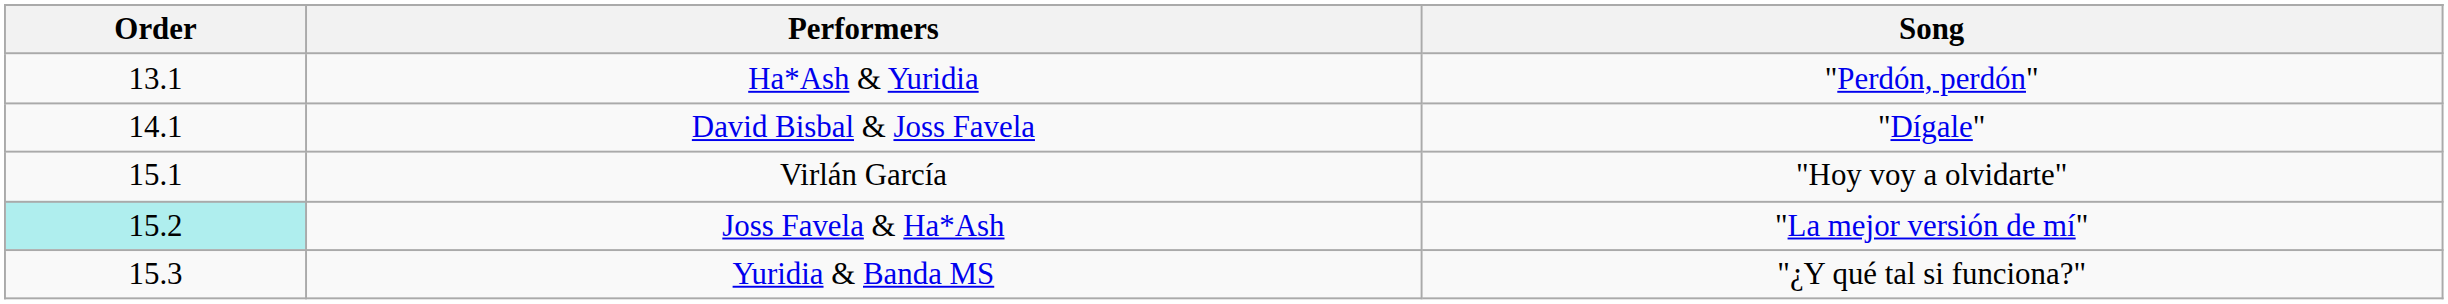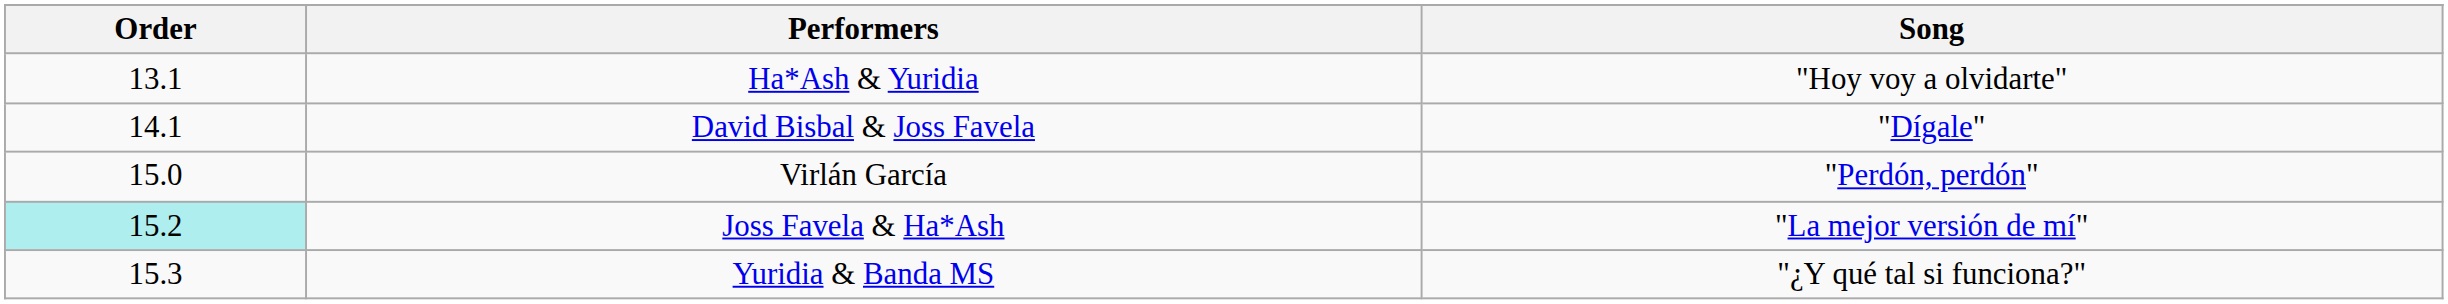(1932, 77) "Perdón, perdón" -> (1932, 77) "Hoy voy a olvidarte"
(156, 175) 15.1 -> (156, 175) 15.0
(1932, 175) "Hoy voy a olvidarte" -> (1932, 175) "Perdón, perdón"
